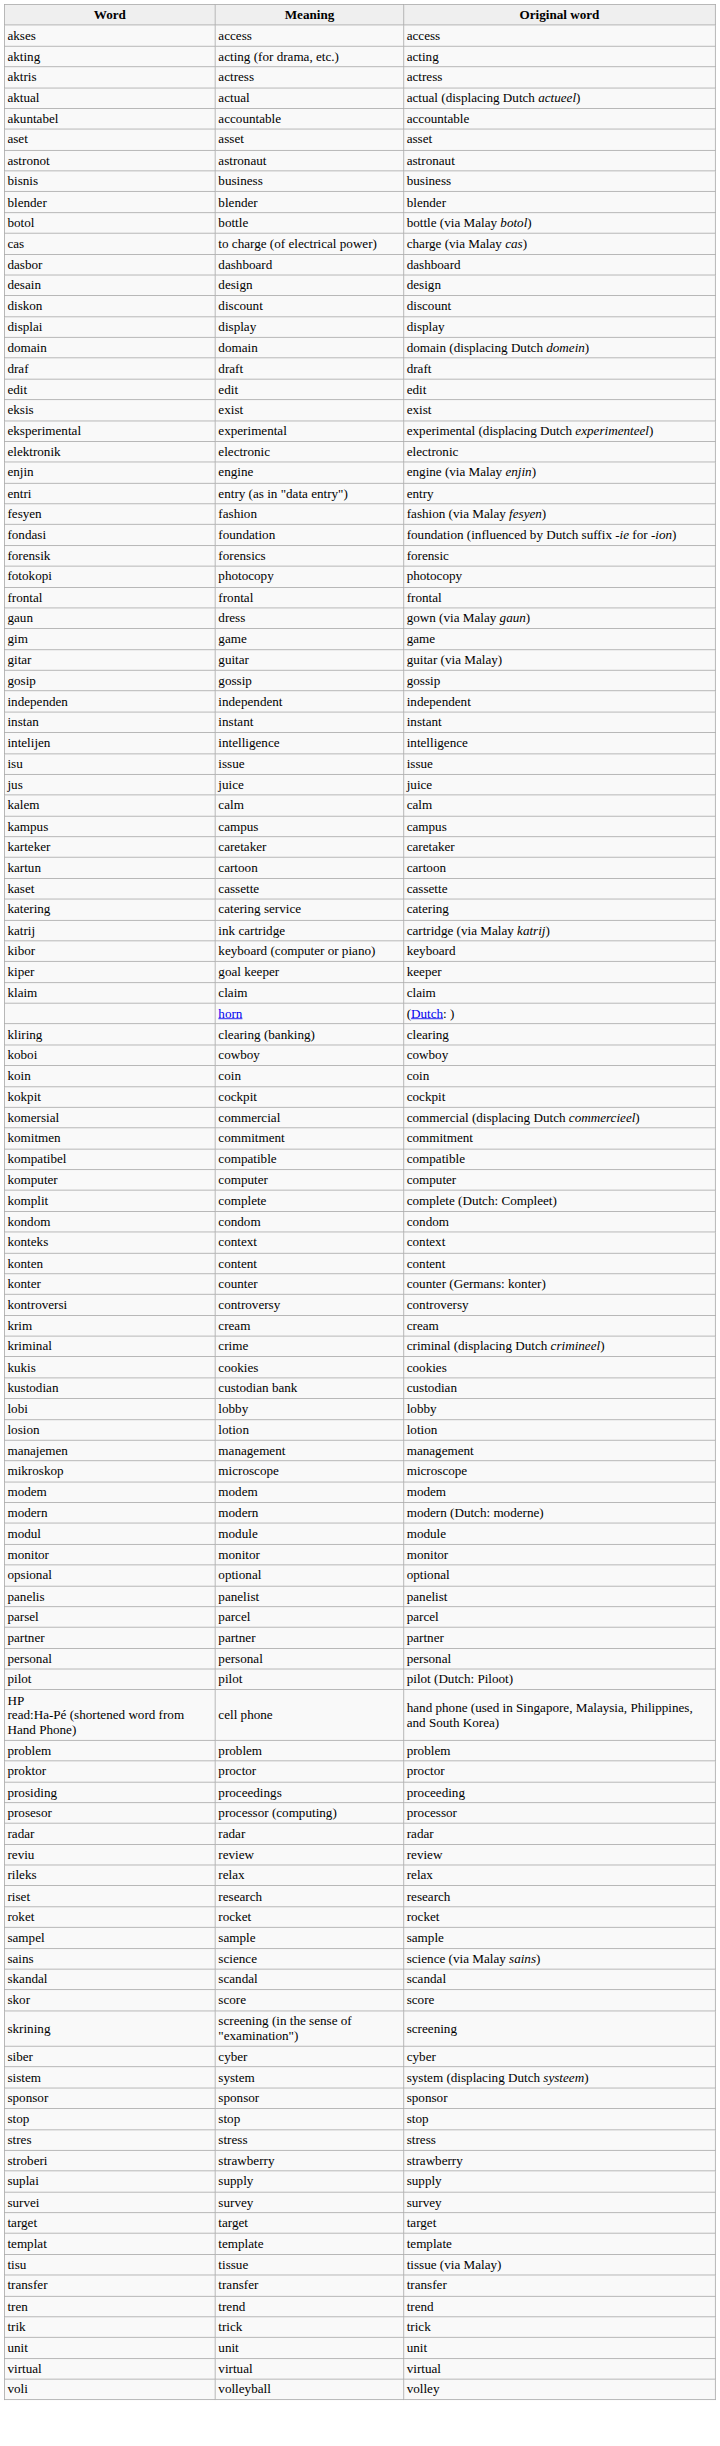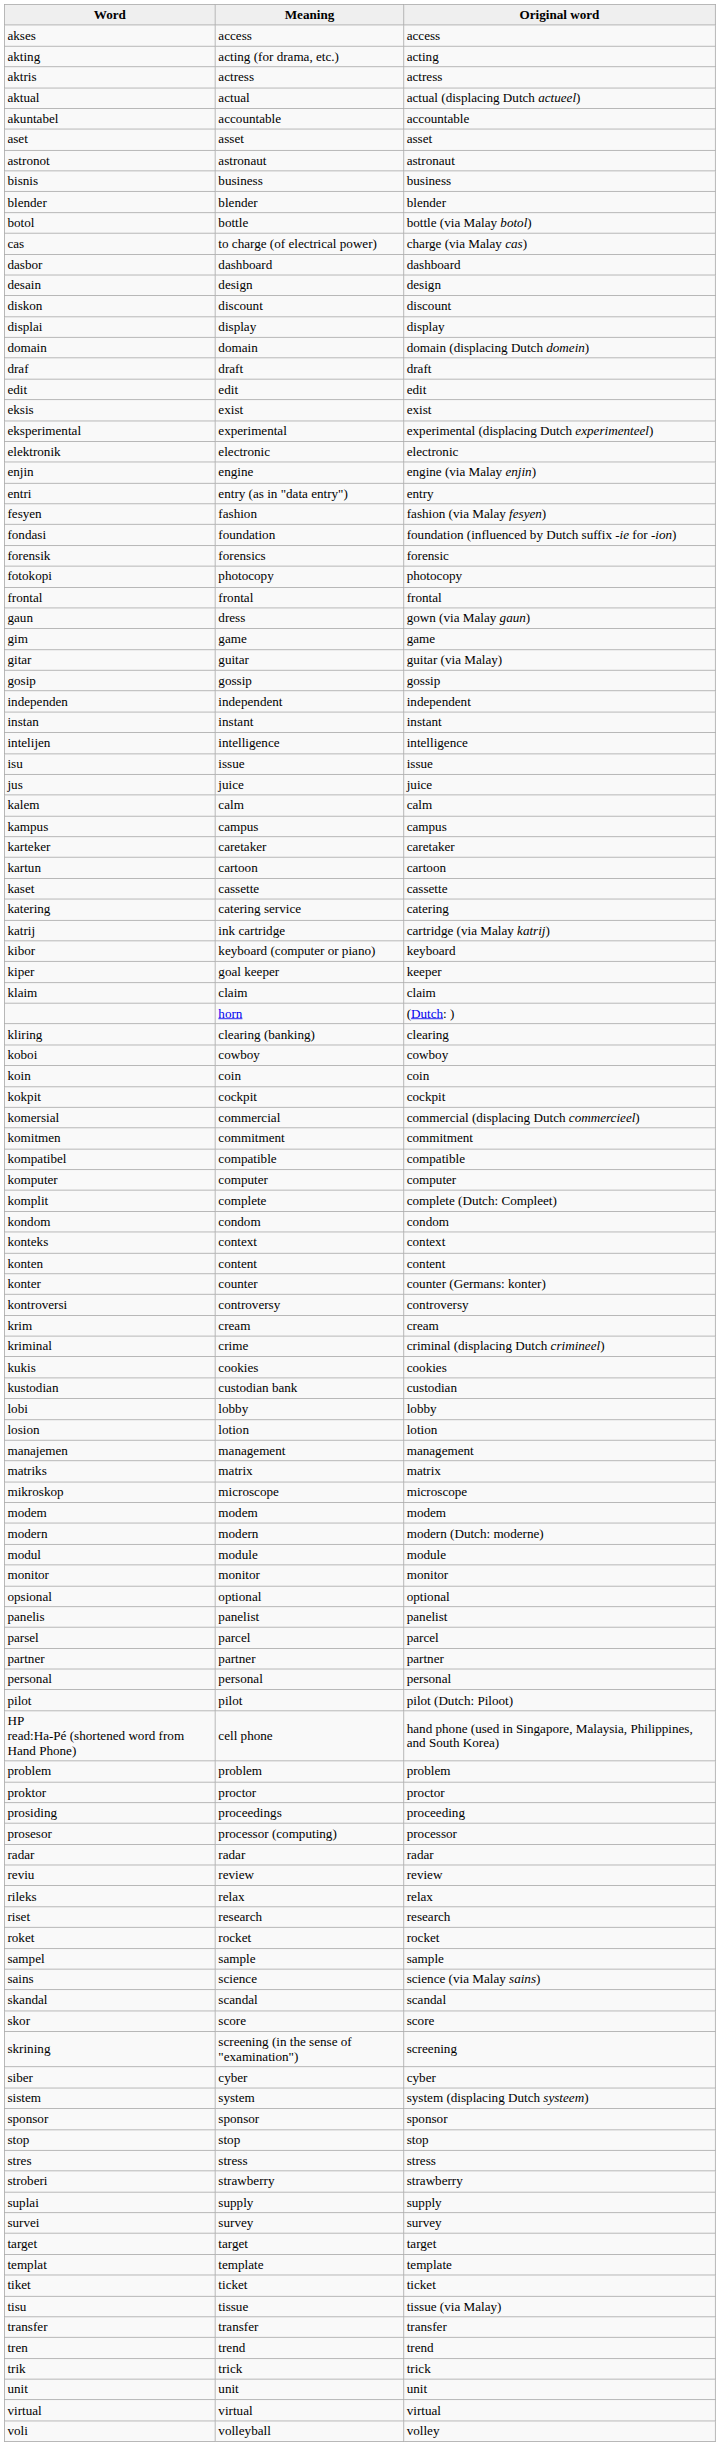+ row: (27, 1471)
+ row: (19, 2285)
